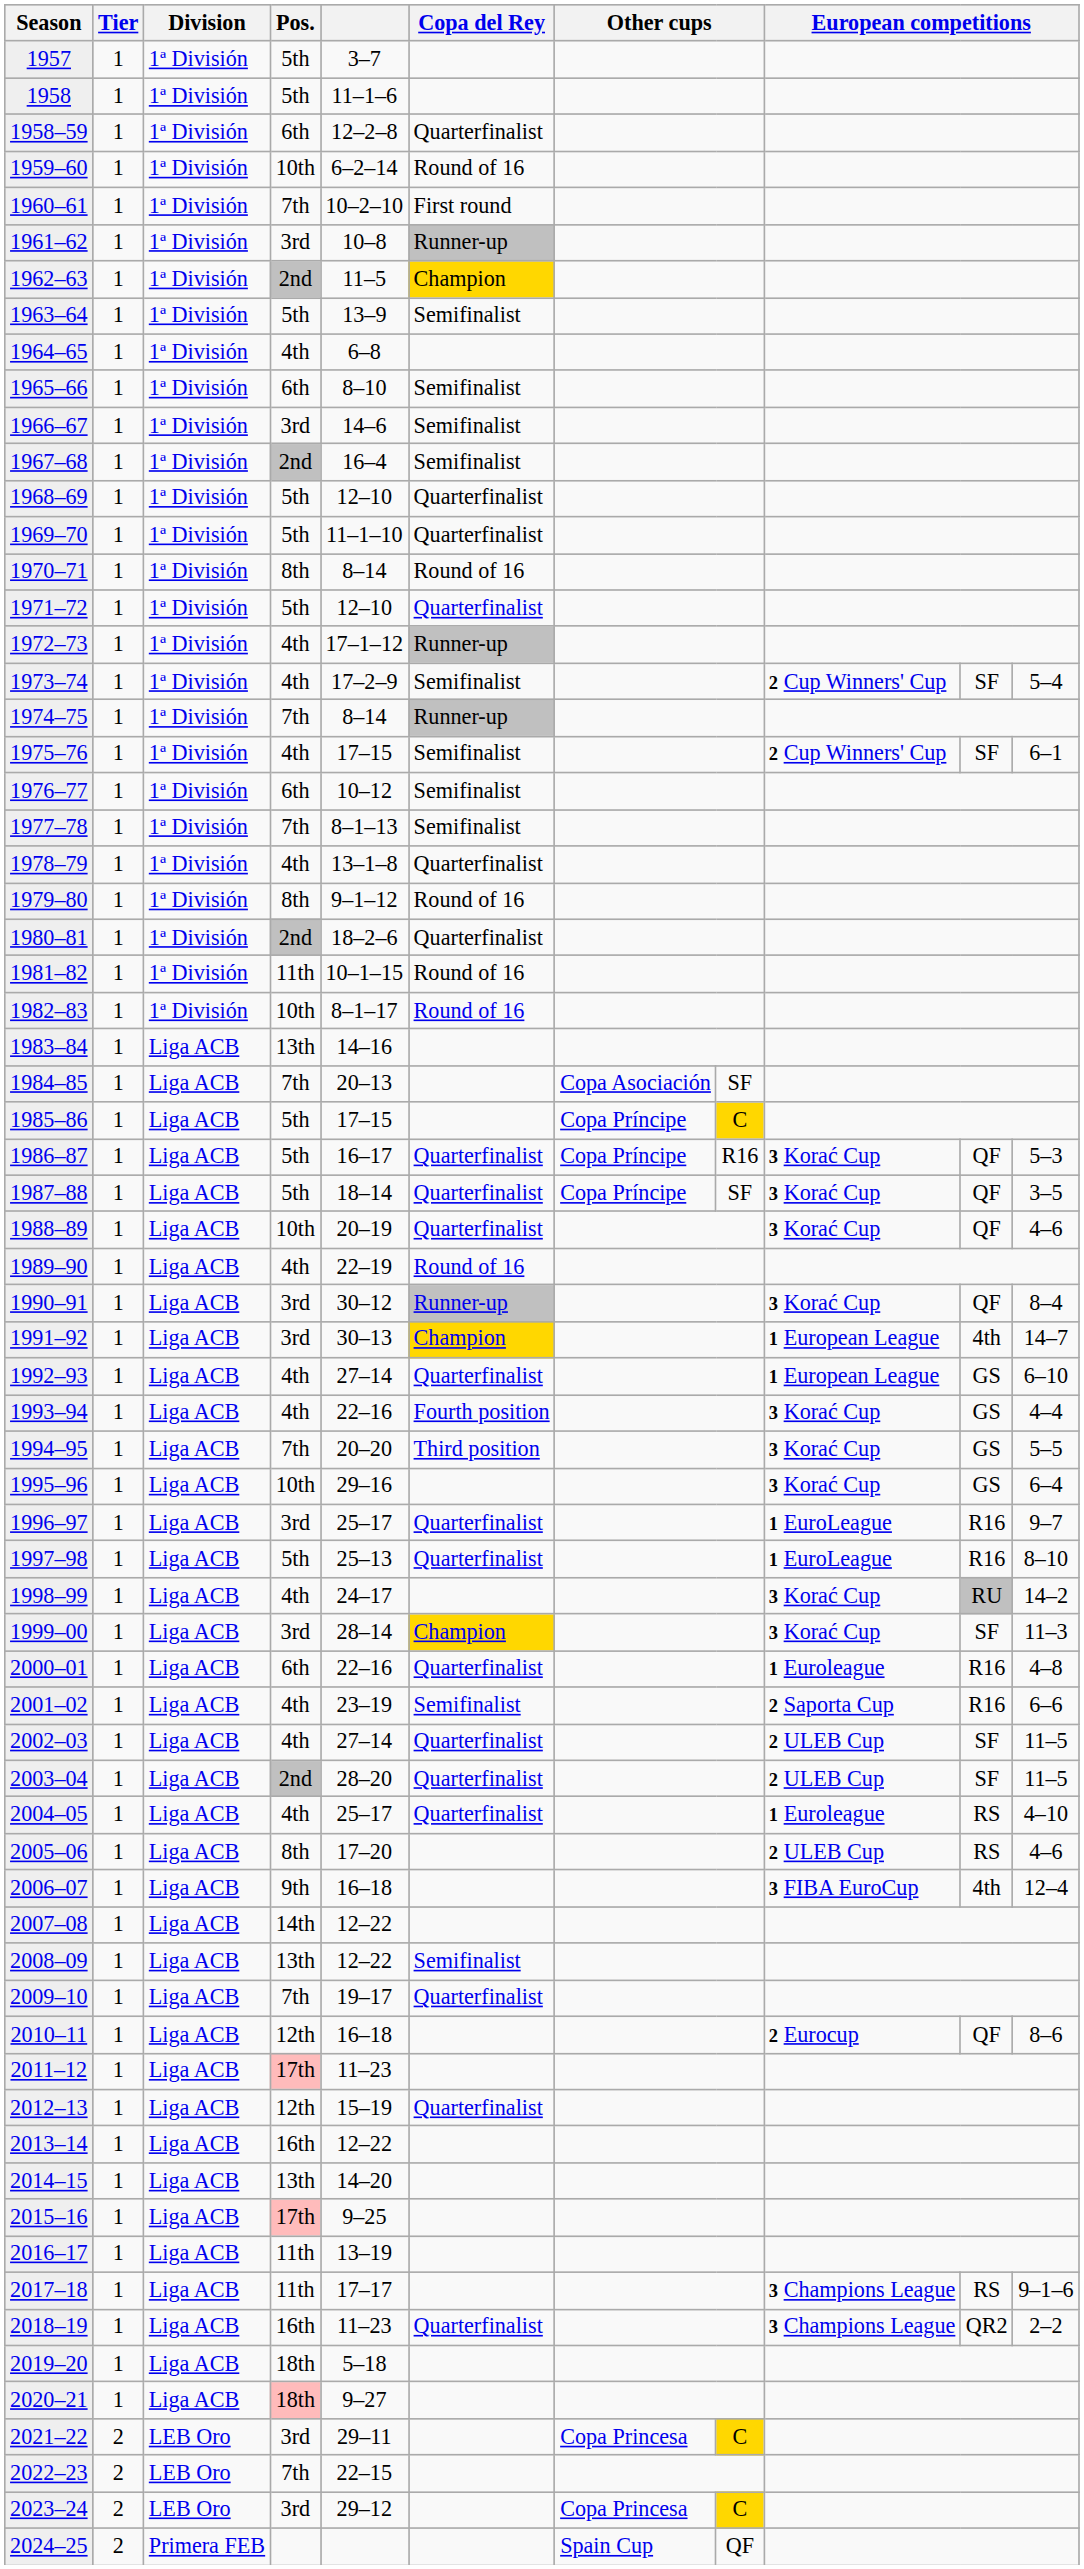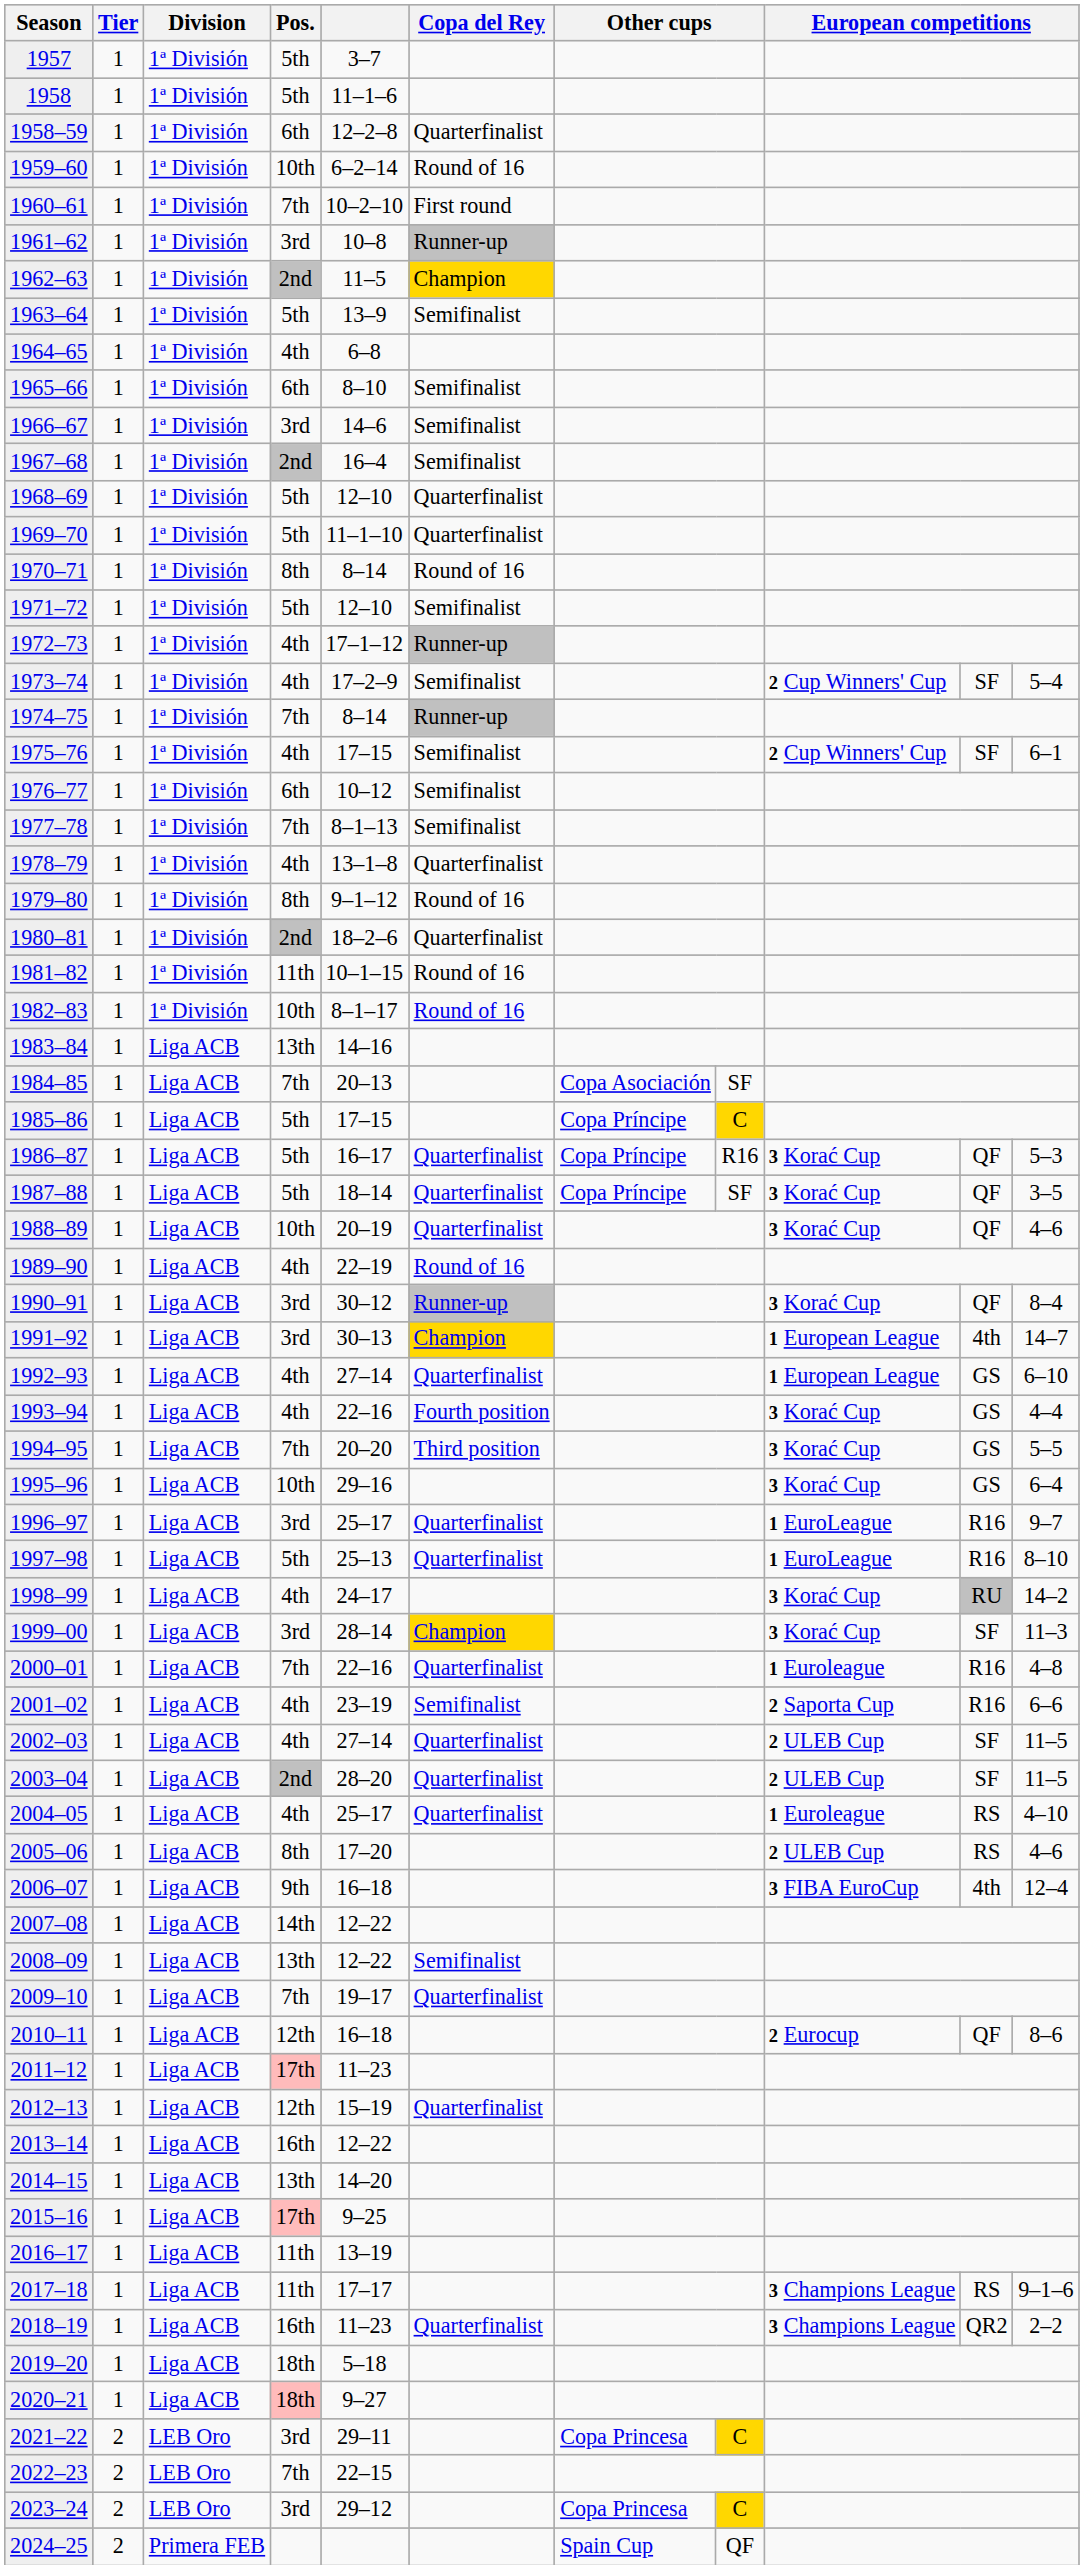(478, 607) Quarterfinalist -> (467, 607) Semifinalist
(295, 1668) 6th -> (295, 1668) 7th
